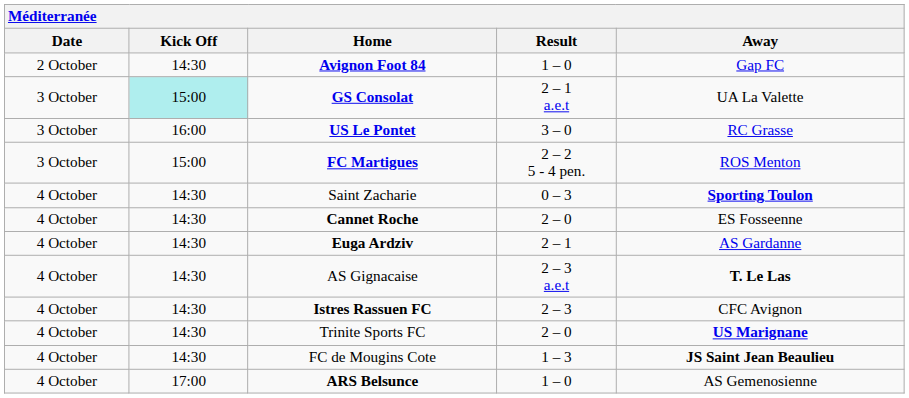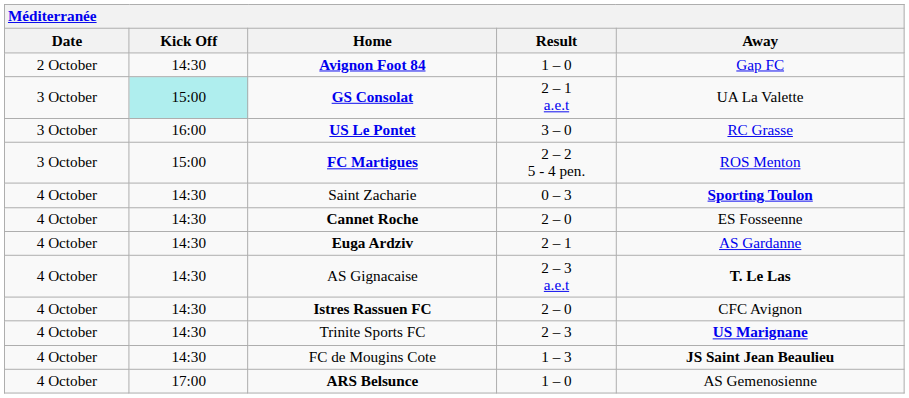(556, 308) 2 – 3 -> (556, 308) 2 – 0
(556, 333) 2 – 0 -> (556, 333) 2 – 3
